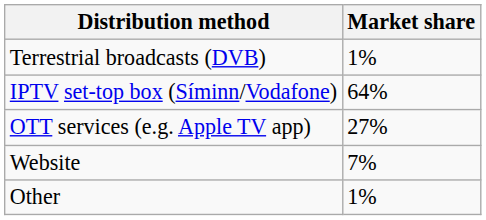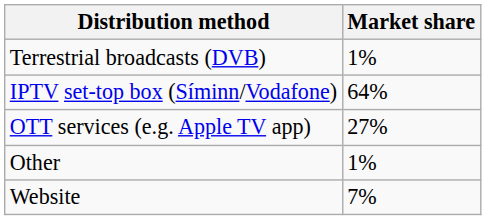rows swapped: (45, 162) <-> (35, 197)
